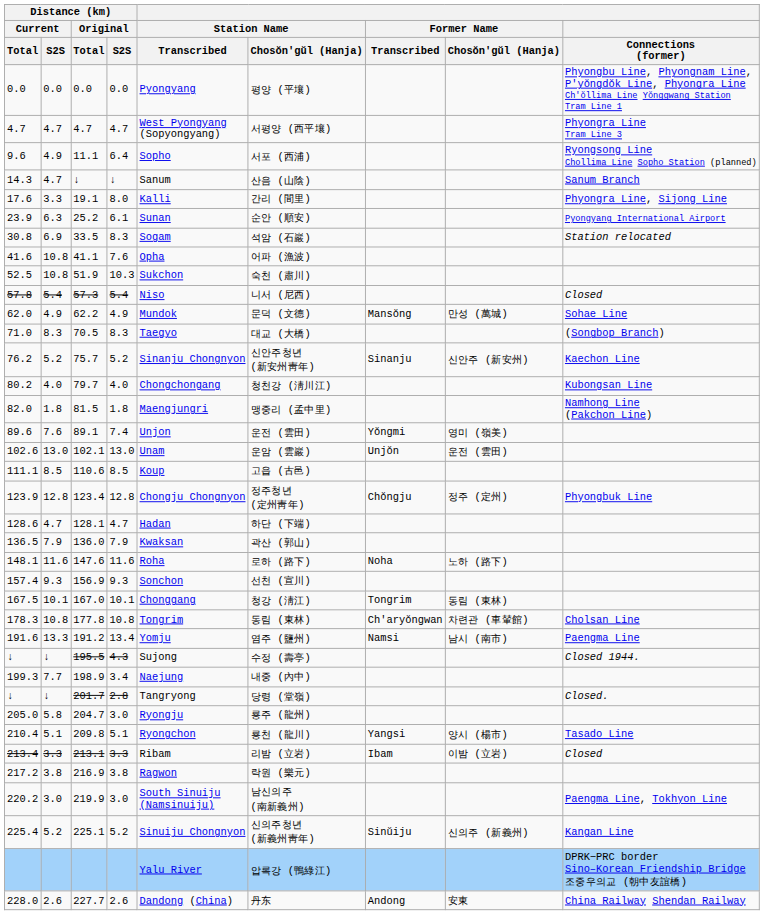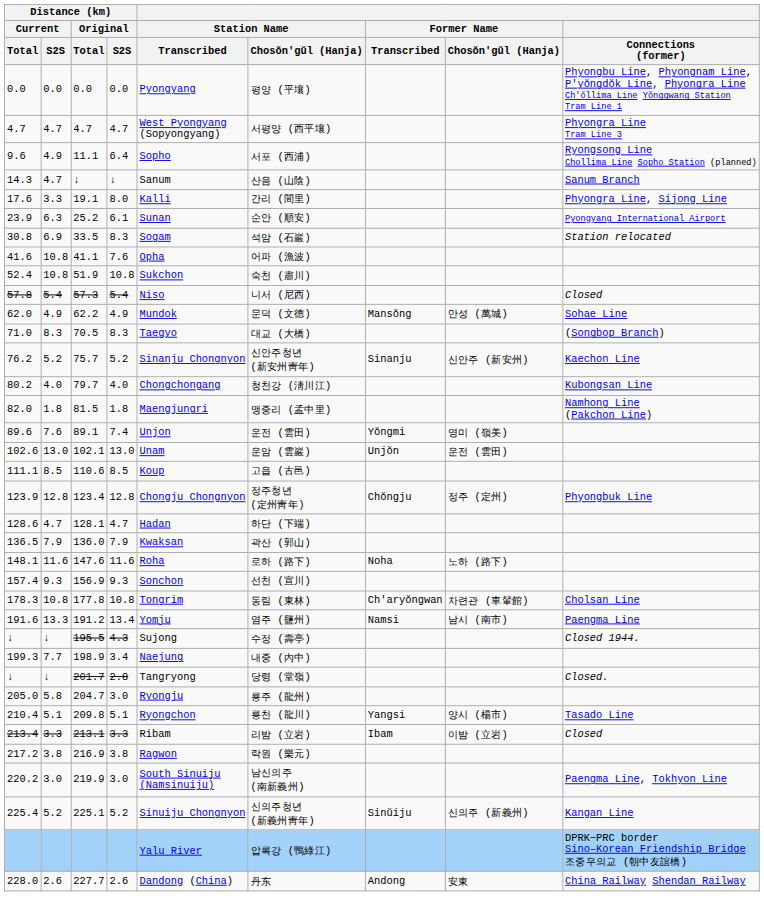(19, 276) 52.5 -> (19, 276) 52.4
(122, 276) 10.3 -> (122, 276) 10.8
- row: (89, 600)
